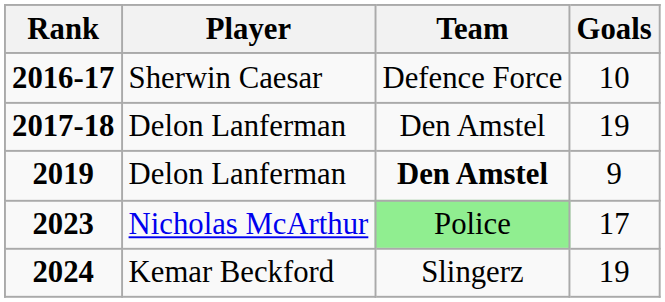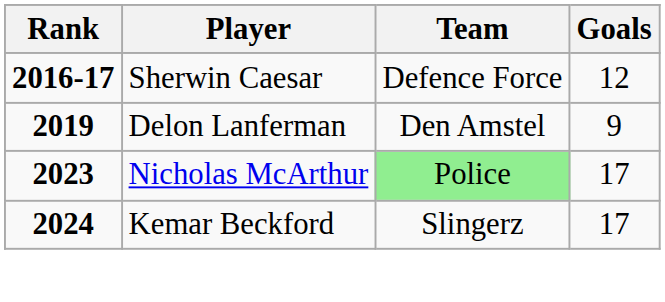(614, 77) 10 -> (614, 77) 12
- row: (63, 126)
(472, 175) bold -> (472, 126) normal
(614, 272) 19 -> (614, 223) 17
